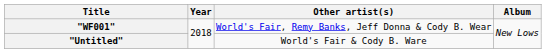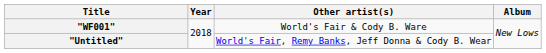(354, 26) World's Fair, Remy Banks, Jeff Donna & Cody B. Wear -> (354, 26) World's Fair & Cody B. Ware
(354, 41) World's Fair & Cody B. Ware -> (354, 41) World's Fair, Remy Banks, Jeff Donna & Cody B. Wear
